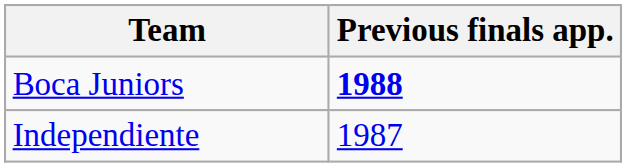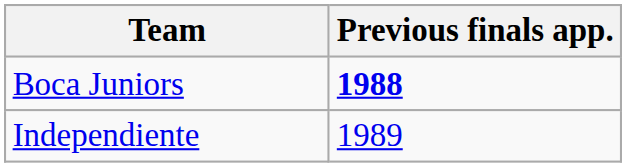(370, 135) 1987 -> (370, 135) 1989
